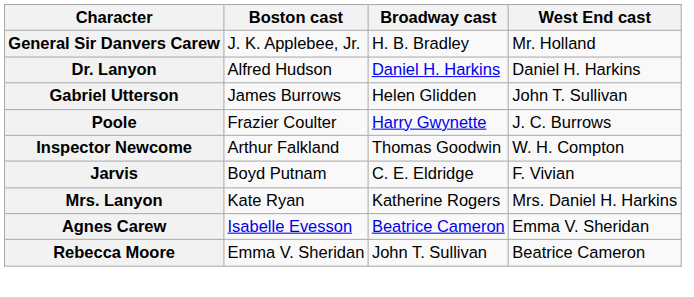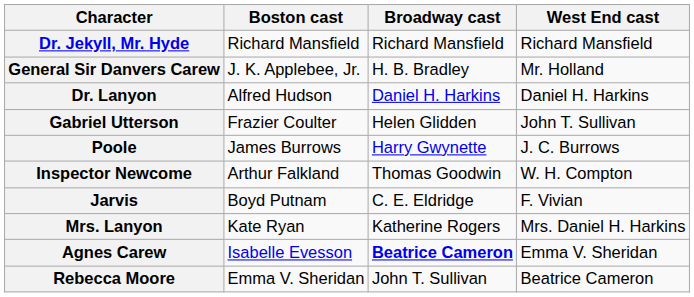+ row: (114, 43)
(284, 95) James Burrows -> (282, 122) Frazier Coulter
(282, 122) Frazier Coulter -> (284, 148) James Burrows
(438, 226) normal -> (442, 252) bold
